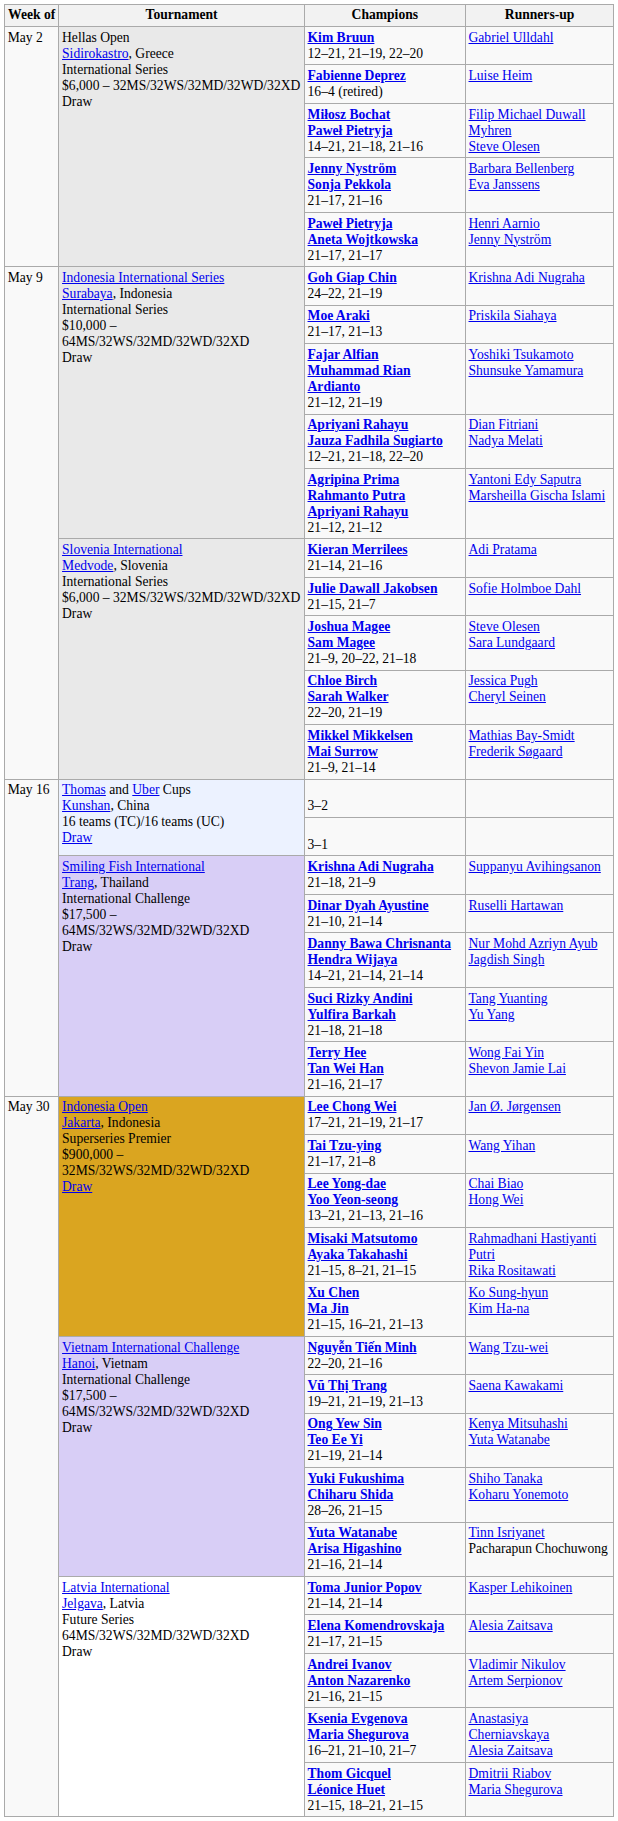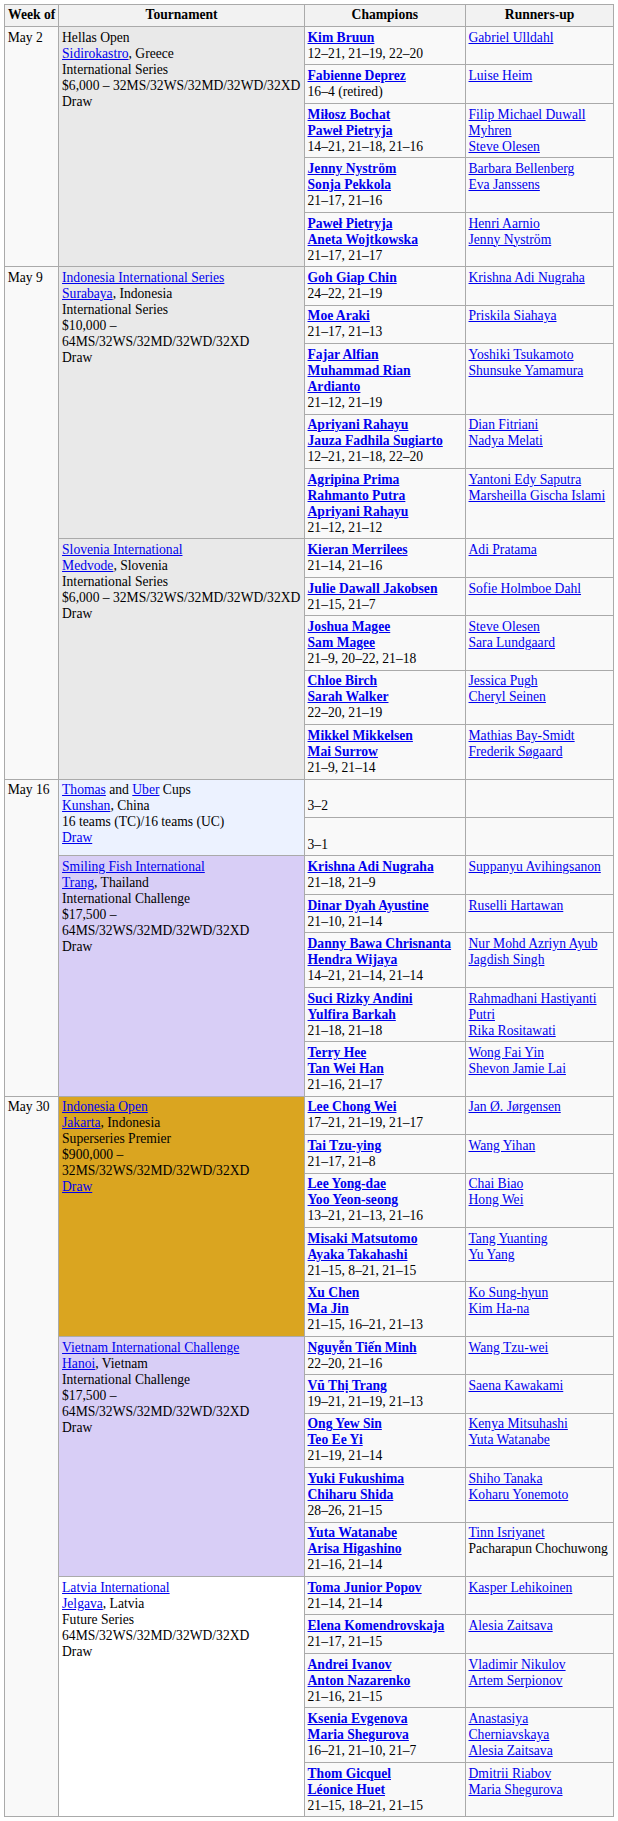(508, 1006) Tang Yuanting Yu Yang -> (533, 1014) Rahmadhani Hastiyanti Putri Rika Rositawati
(533, 1254) Rahmadhani Hastiyanti Putri Rika Rositawati -> (508, 1246) Tang Yuanting Yu Yang
